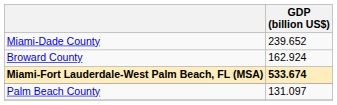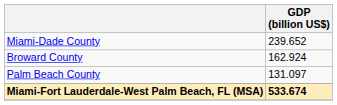rows swapped: (53, 91) <-> (135, 74)
